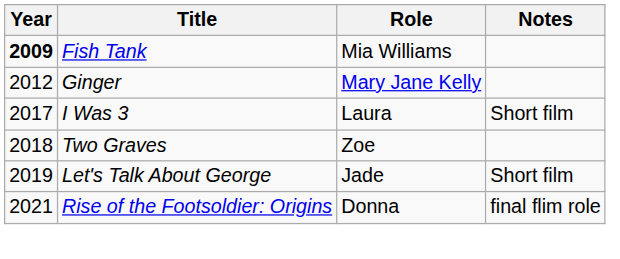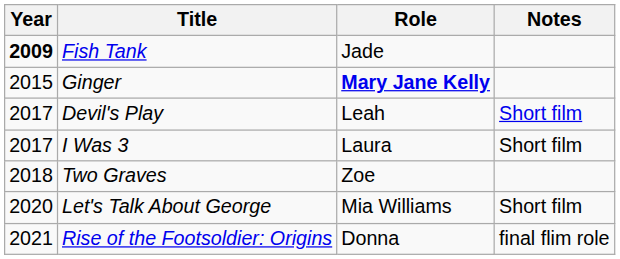(396, 51) Mia Williams -> (363, 51) Jade
(31, 82) 2012 -> (31, 82) 2015
(411, 82) normal -> (416, 82) bold
+ row: (113, 113)
(31, 176) 2019 -> (31, 207) 2020
(363, 176) Jade -> (396, 207) Mia Williams
